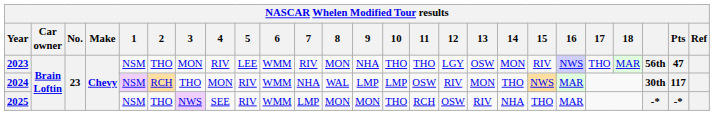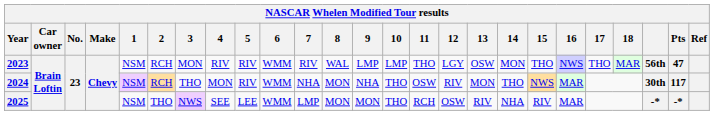(162, 64) THO -> (162, 64) RCH
(248, 64) LEE -> (248, 64) RIV
(338, 64) MON -> (338, 64) WAL
(368, 64) NHA -> (368, 64) LMP
(396, 64) THO -> (396, 64) LMP
(542, 64) RIV -> (542, 64) THO
(338, 82) WAL -> (338, 82) MON
(368, 82) LMP -> (368, 82) NHA
(396, 82) LMP -> (396, 82) THO
(248, 101) RIV -> (248, 101) LEE
(542, 101) THO -> (542, 101) RIV
